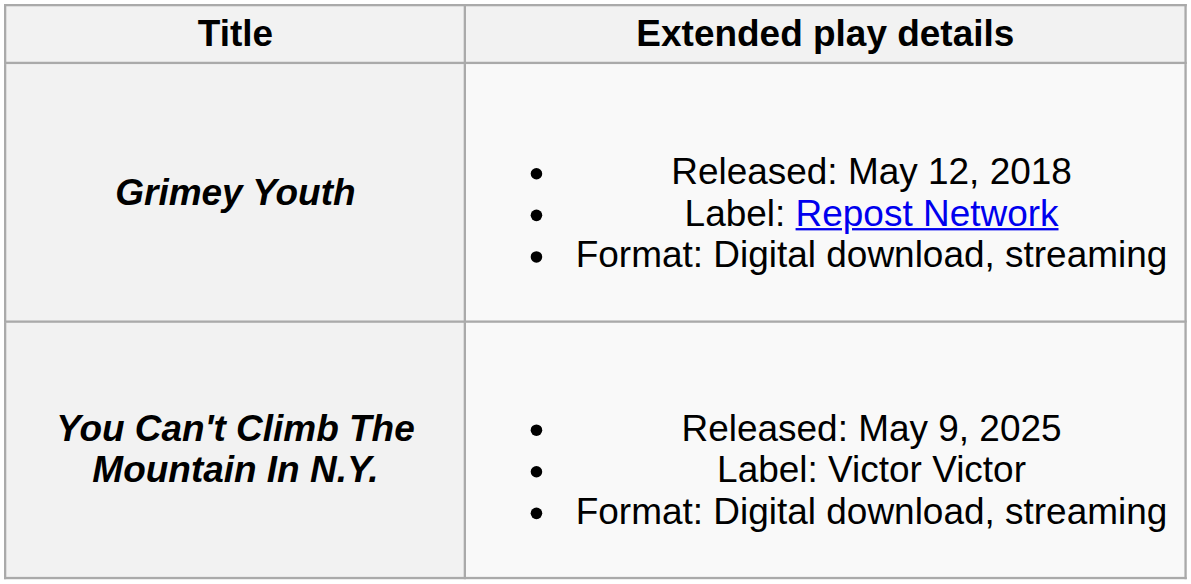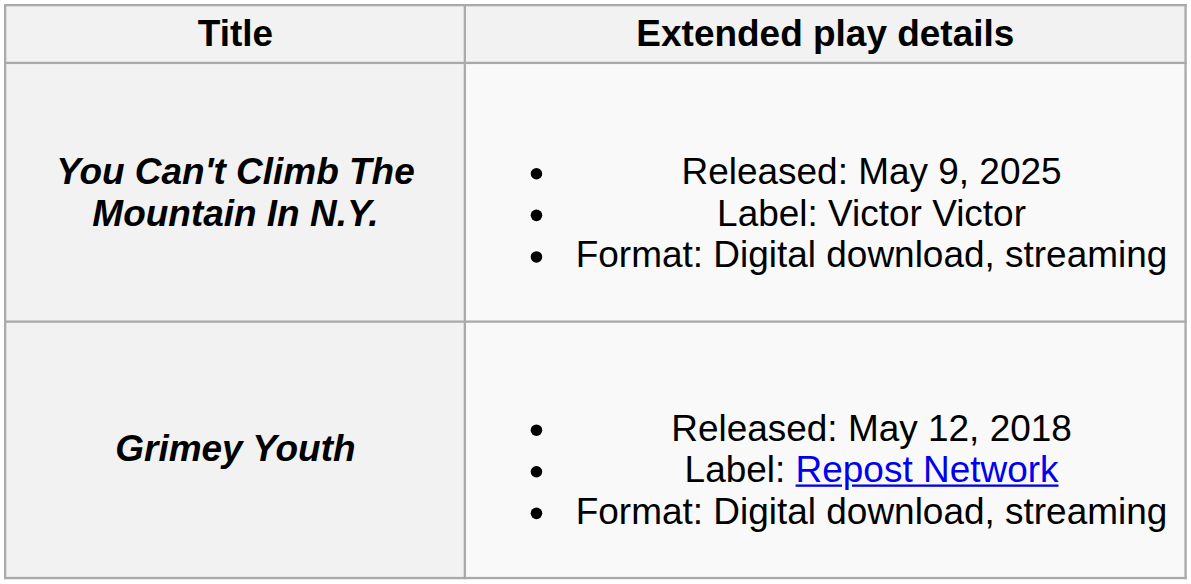rows swapped: (235, 191) <-> (235, 449)
